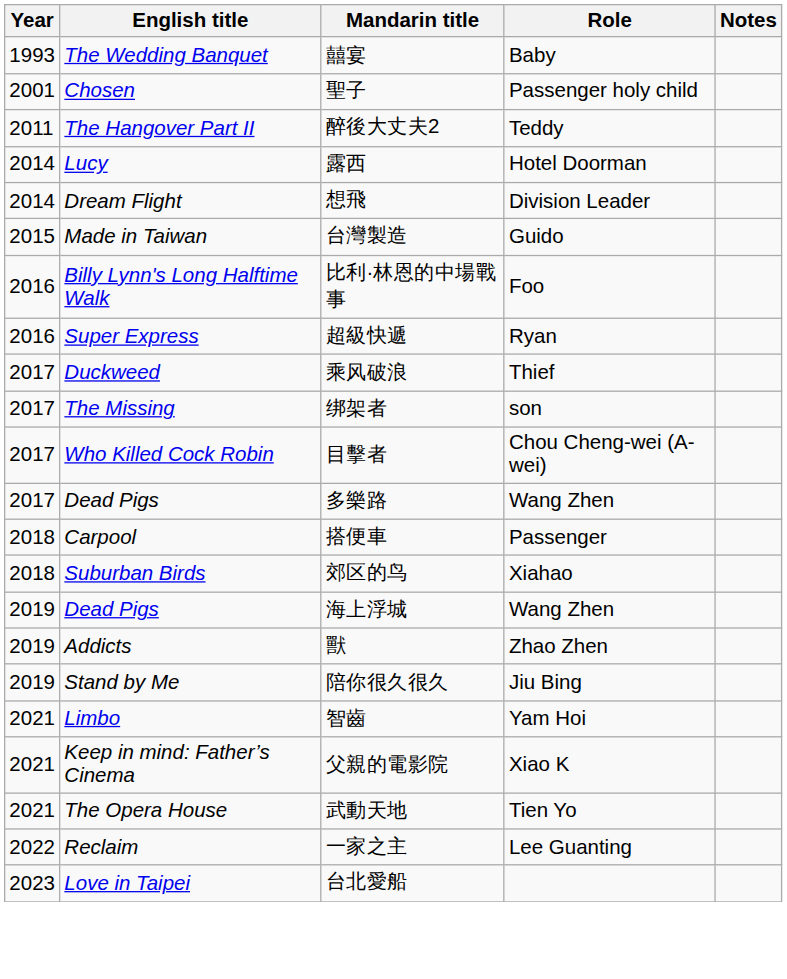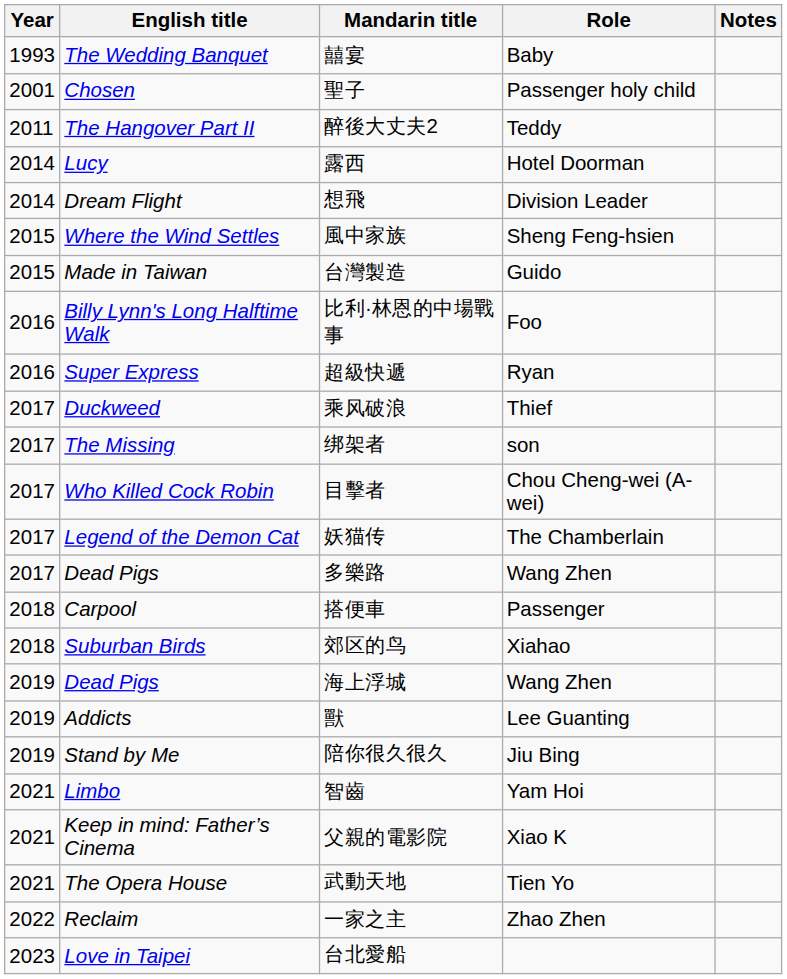+ row: (365, 236)
+ row: (355, 536)
(558, 646) Zhao Zhen -> (568, 718) Lee Guanting
(570, 846) Lee Guanting -> (556, 919) Zhao Zhen
